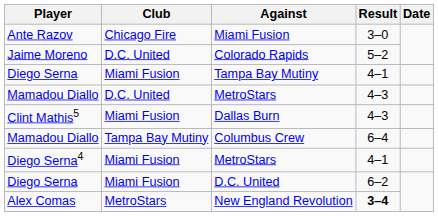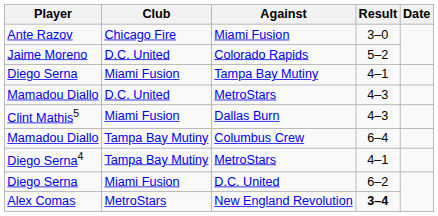(142, 159) Miami Fusion -> (156, 159) Tampa Bay Mutiny
